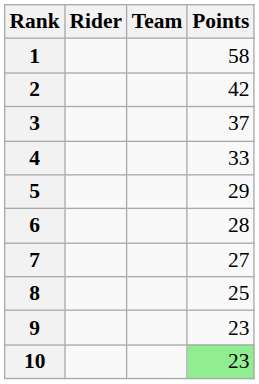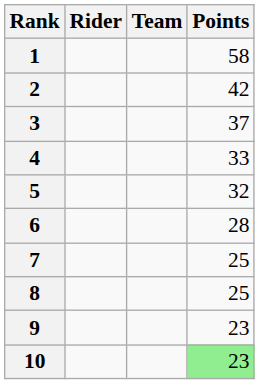(239, 191) 29 -> (239, 191) 32
(239, 259) 27 -> (239, 259) 25
